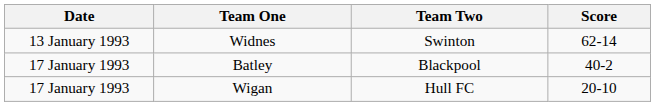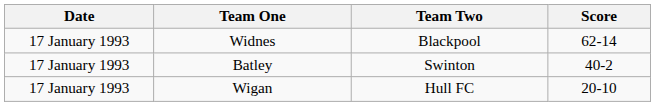(79, 40) 13 January 1993 -> (79, 40) 17 January 1993
(449, 40) Swinton -> (449, 40) Blackpool
(449, 64) Blackpool -> (449, 64) Swinton
